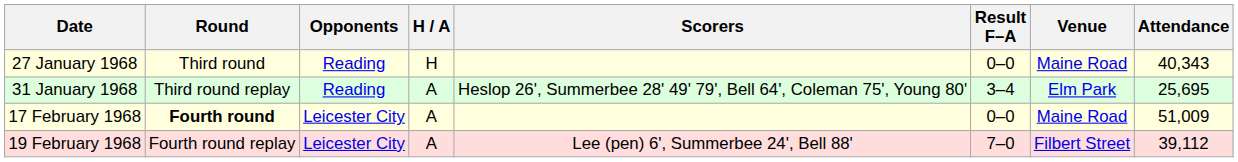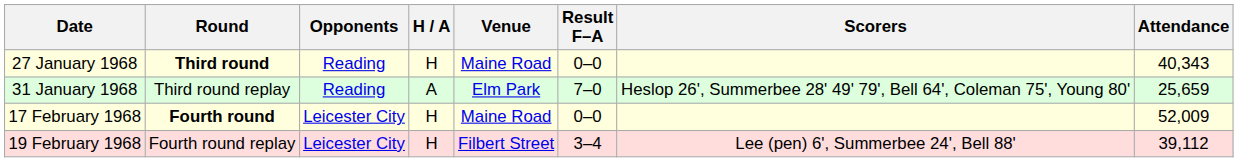columns swapped: (1082, 27) <-> (713, 27)
(222, 63) normal -> (222, 63) bold
(1001, 90) 3–4 -> (588, 90) 7–0
(1184, 90) 25,695 -> (1184, 90) 25,659
(431, 116) A -> (431, 116) H
(1184, 116) 51,009 -> (1184, 116) 52,009
(431, 143) A -> (431, 143) H
(1001, 143) 7–0 -> (588, 143) 3–4
